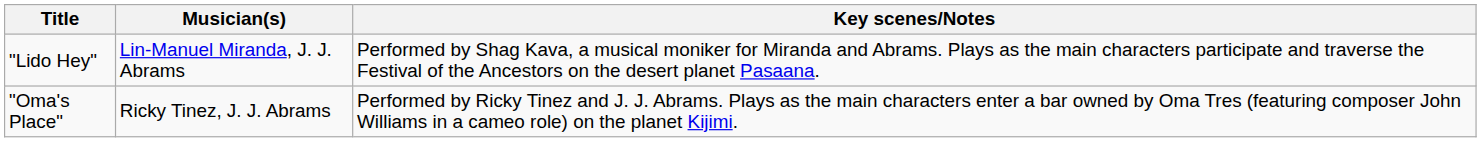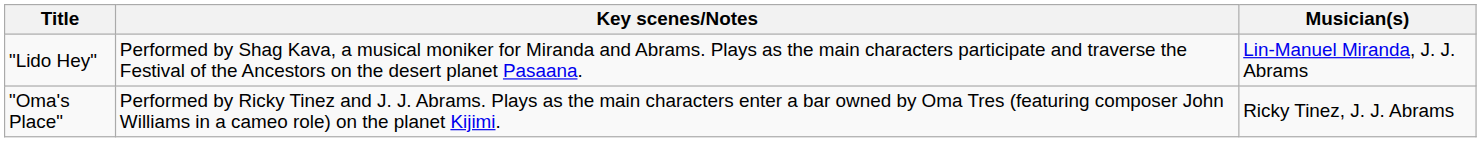columns swapped: (234, 19) <-> (914, 19)
